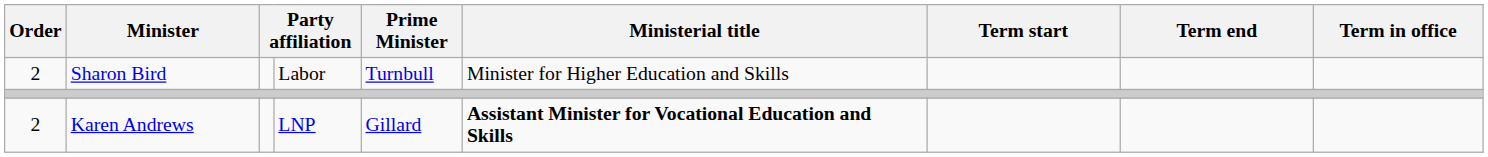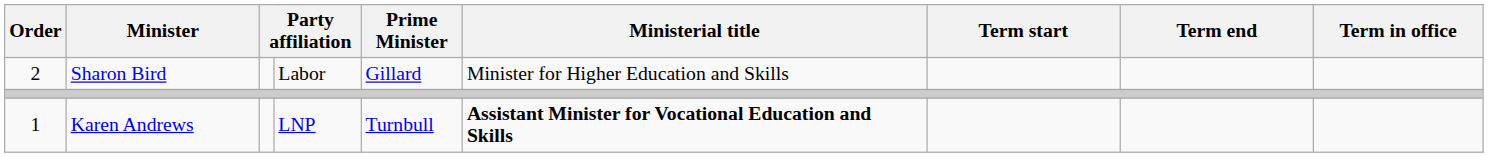(400, 73) Turnbull -> (393, 73) Gillard
(35, 124) 2 -> (35, 124) 1
(393, 124) Gillard -> (400, 124) Turnbull
